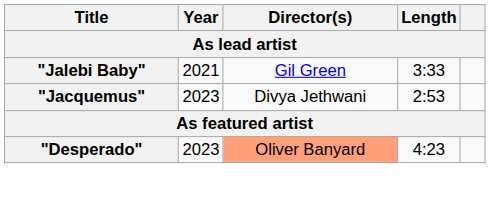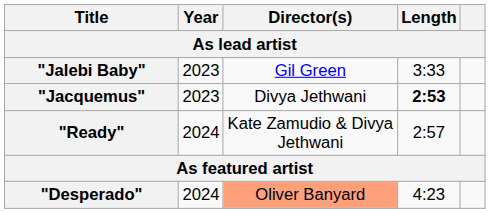(201, 70) 2021 -> (201, 70) 2023
(429, 96) normal -> (429, 96) bold
+ row: (92, 132)
(201, 149) 2023 -> (201, 194) 2024
